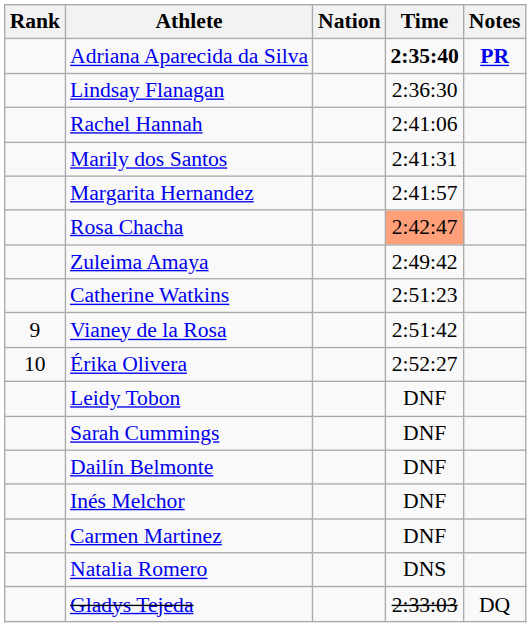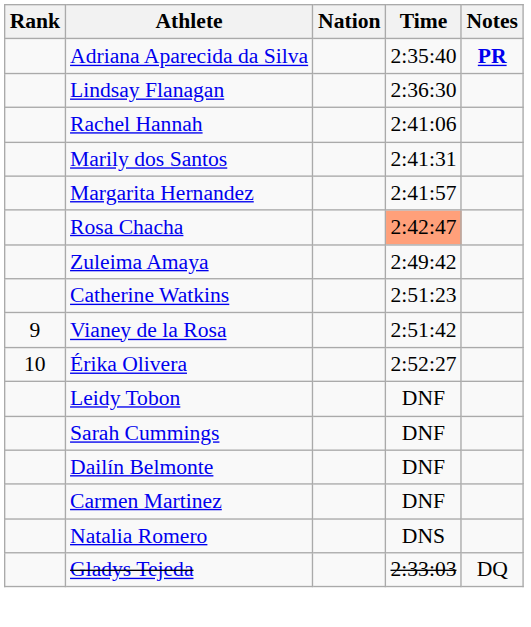(425, 55) bold -> (423, 55) normal
- row: (127, 501)
